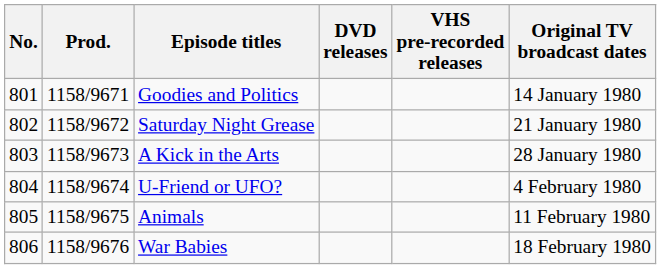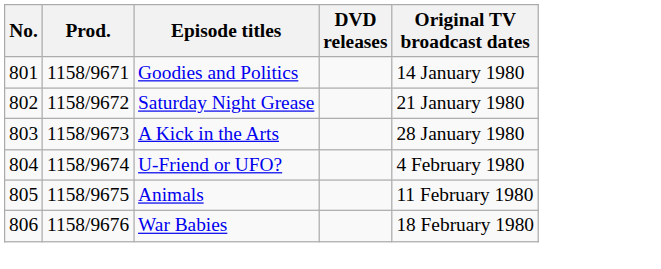- column: (450, 41)
